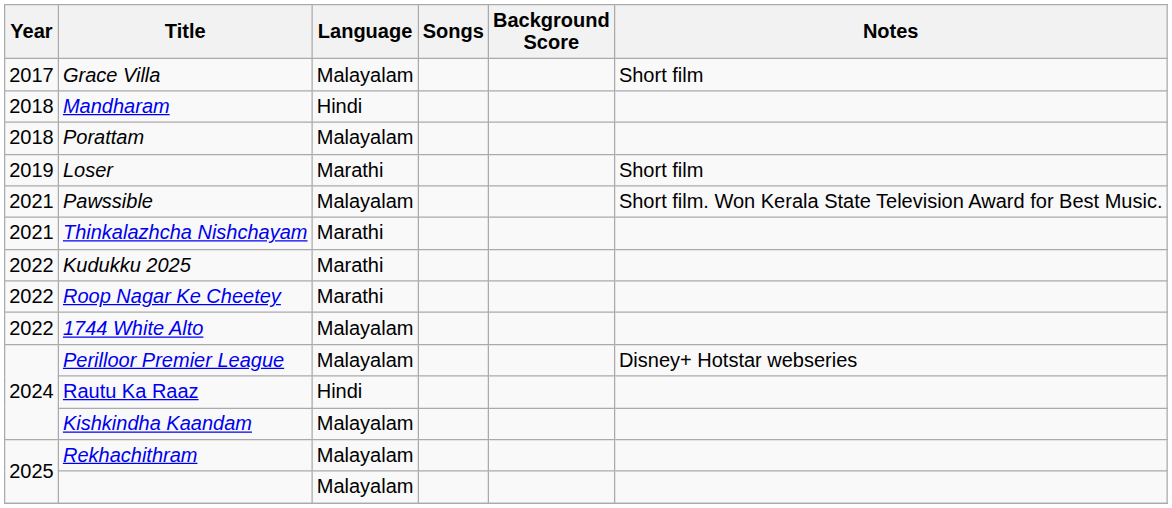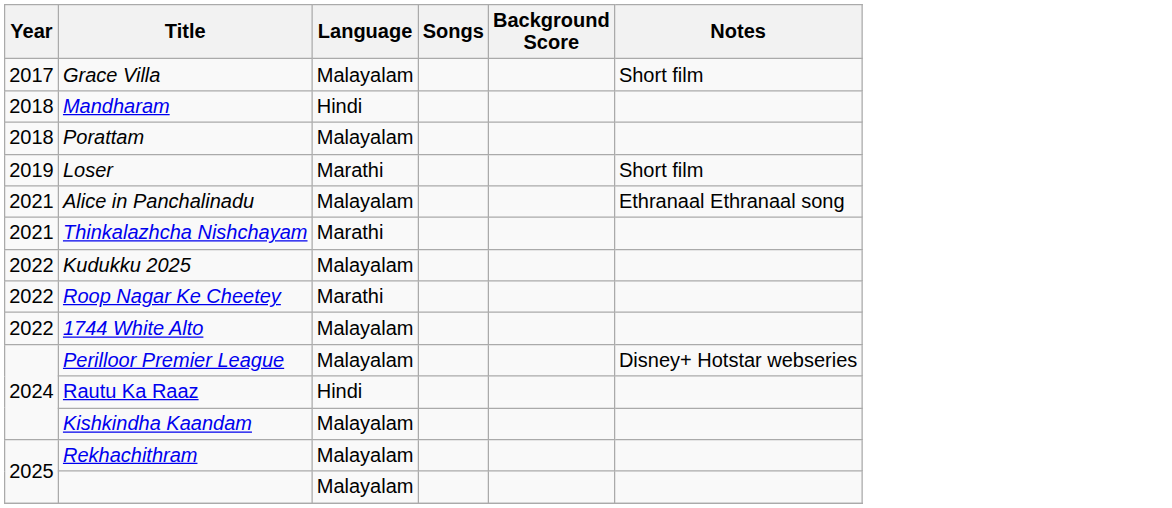- row: (31, 201)
+ row: (31, 201)
(350, 264) Marathi -> (365, 264) Malayalam
